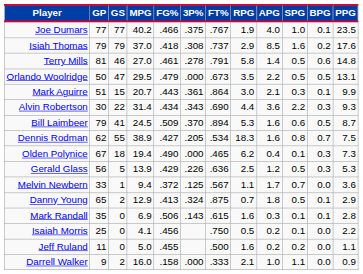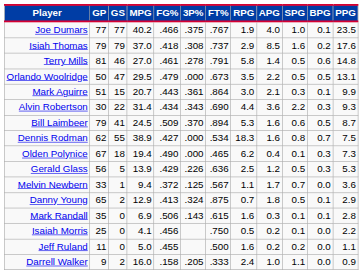(194, 138) .205 -> (194, 138) .000
(194, 262) .000 -> (194, 262) .205
(248, 262) 2.1 -> (248, 262) 2.4
